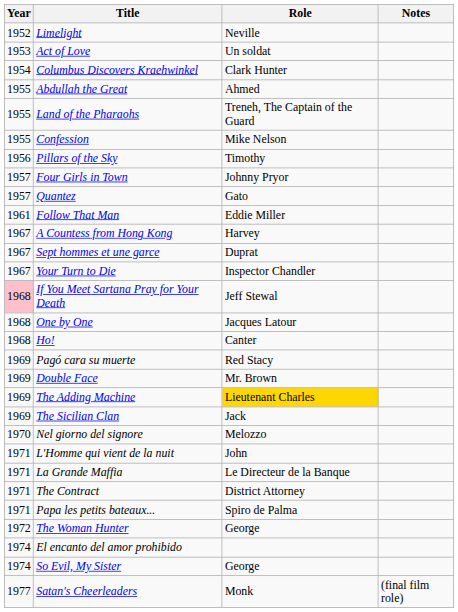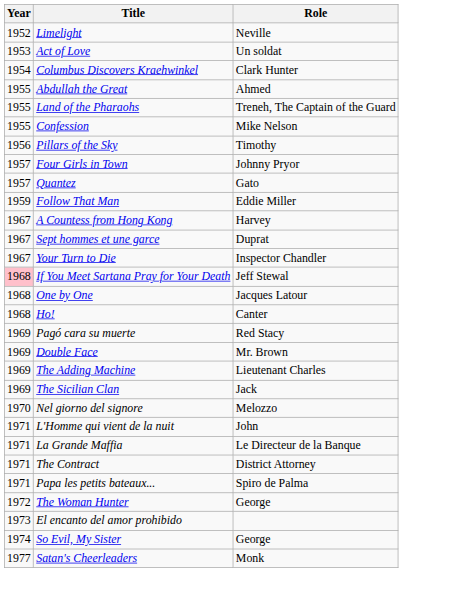- column: (416, 13)
(19, 214) 1961 -> (19, 201) 1959
(270, 397) gold background -> (281, 370) no background
(19, 547) 1974 -> (19, 520) 1973
